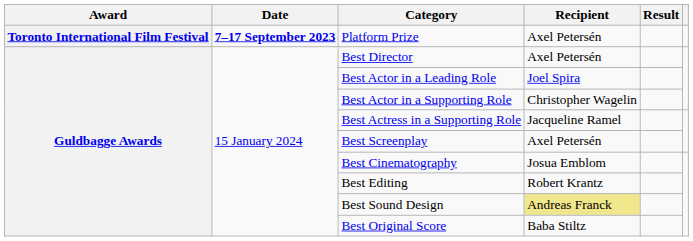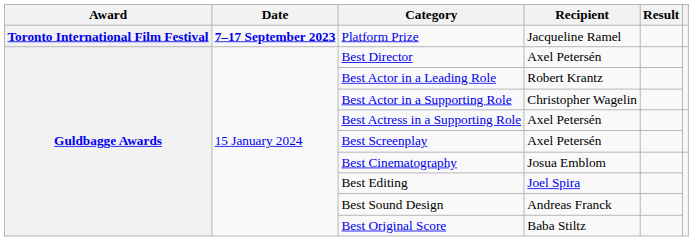(564, 36) Axel Petersén -> (574, 36) Jacqueline Ramel
(554, 78) Joel Spira -> (565, 78) Robert Krantz
(574, 120) Jacqueline Ramel -> (564, 120) Axel Petersén
(565, 183) Robert Krantz -> (554, 183) Joel Spira
(570, 204) khaki background -> (570, 204) no background
